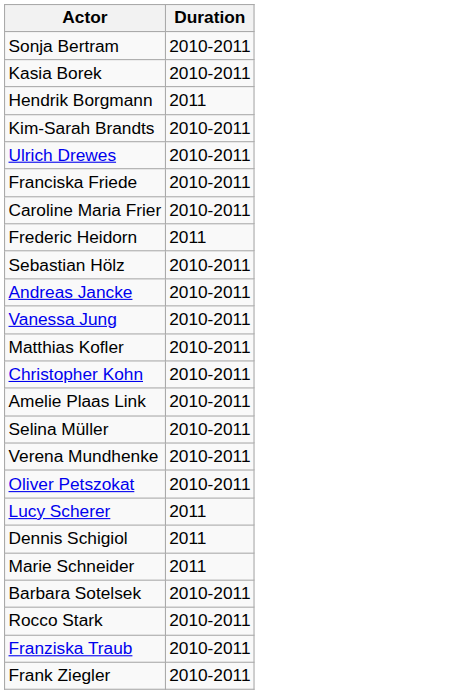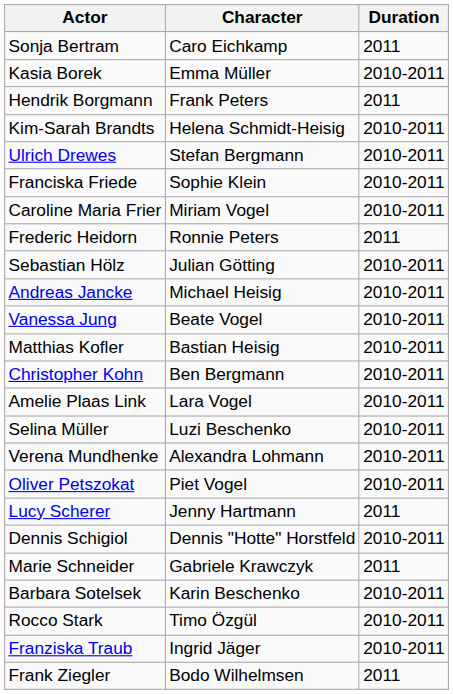+ column: (262, 18)
(210, 45) 2010-2011 -> (382, 45) 2011
(188, 538) 2011 -> (404, 538) 2010-2011
(210, 675) 2010-2011 -> (382, 675) 2011
